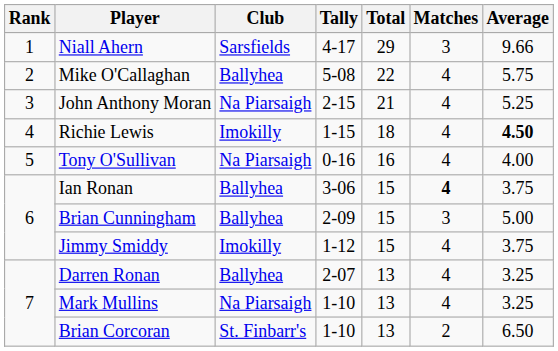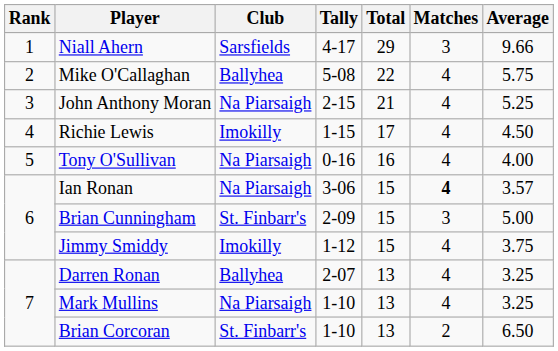(386, 132) 18 -> (386, 132) 17
(518, 132) bold -> (518, 132) normal
(251, 189) Ballyhea -> (265, 189) Na Piarsaigh
(518, 189) 3.75 -> (518, 189) 3.57
(251, 217) Ballyhea -> (263, 217) St. Finbarr's
